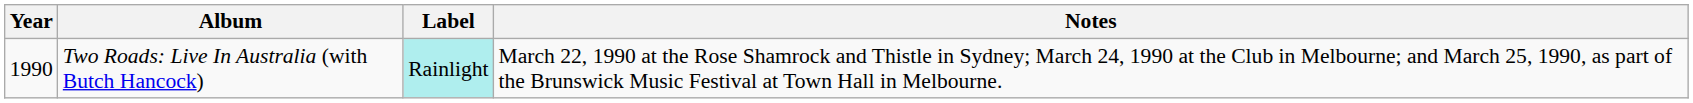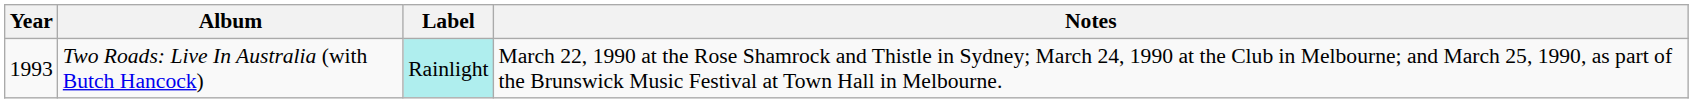(31, 68) 1990 -> (31, 68) 1993
